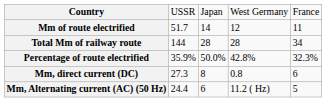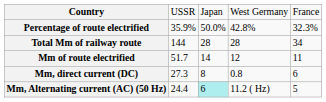rows swapped: (86, 27) <-> (86, 58)
(203, 89) no background -> (203, 89) paleturquoise background
